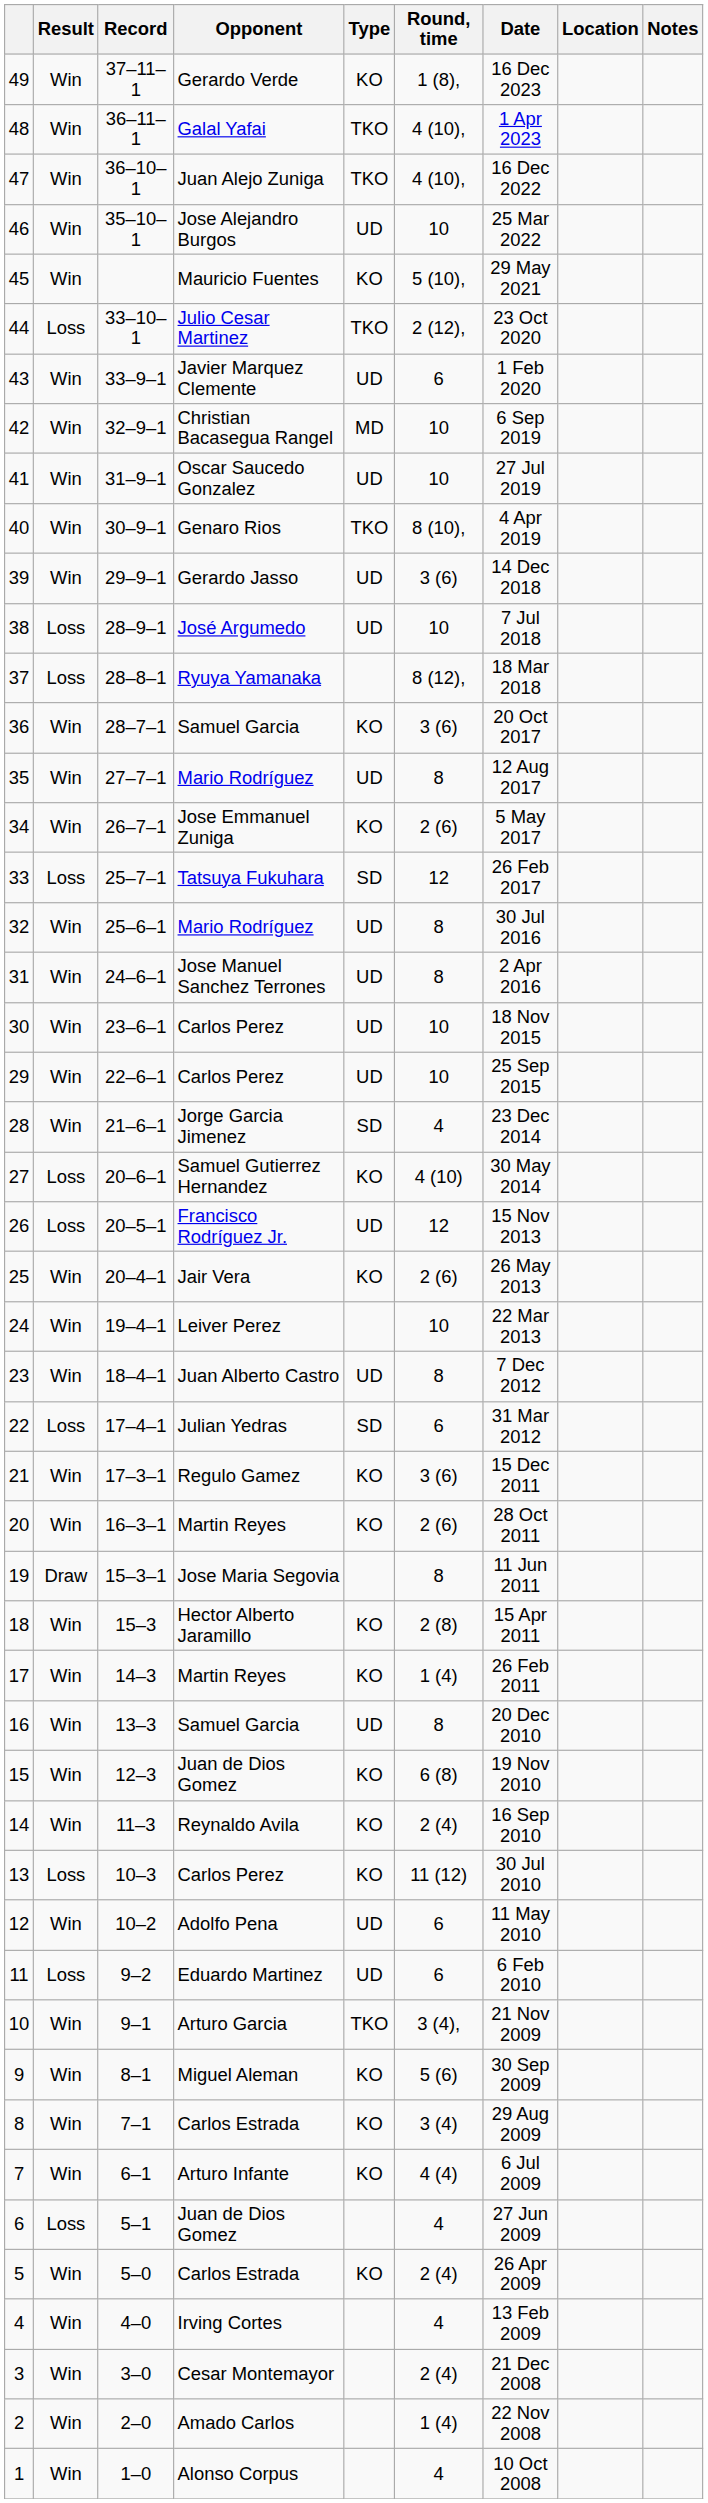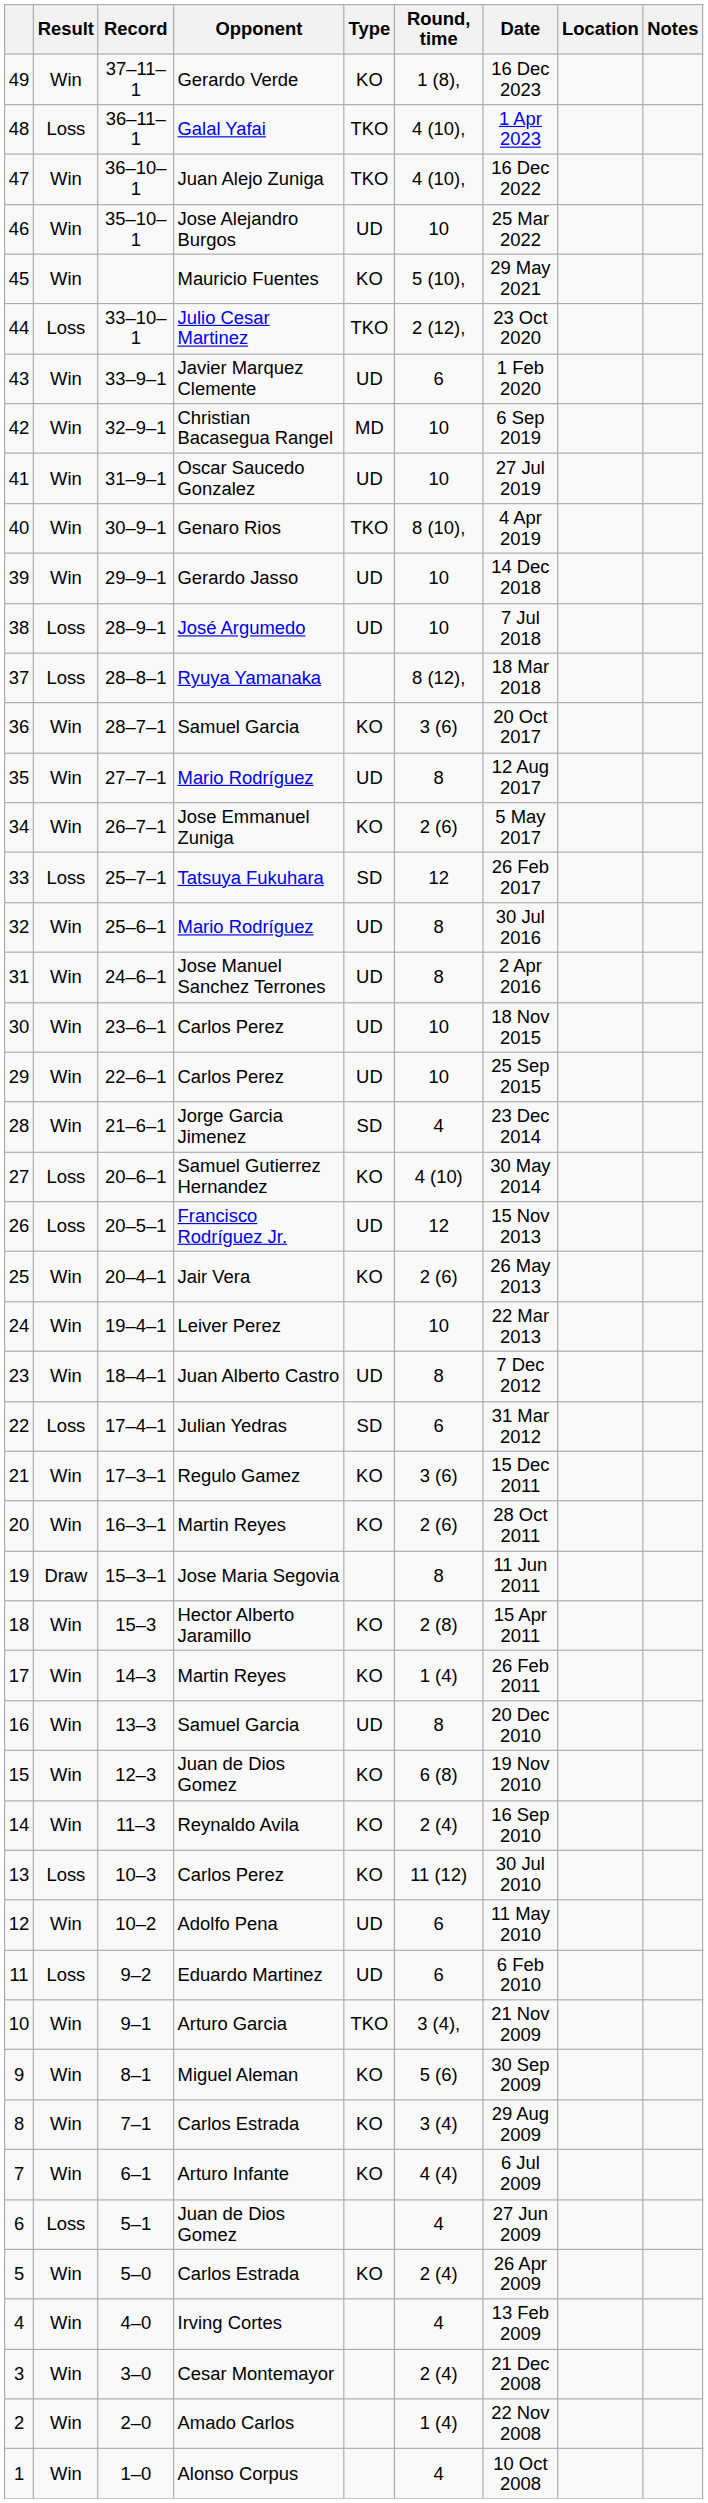(66, 129) Win -> (66, 129) Loss
(439, 578) 3 (6) -> (439, 578) 10
